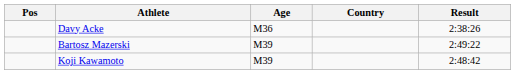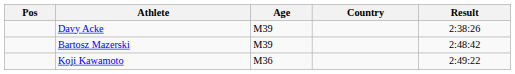(263, 28) M36 -> (263, 28) M39
(465, 45) 2:49:22 -> (465, 45) 2:48:42
(263, 61) M39 -> (263, 61) M36
(465, 61) 2:48:42 -> (465, 61) 2:49:22
